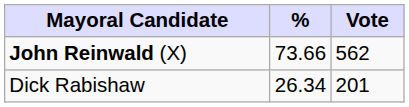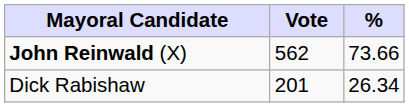columns swapped: (367, 20) <-> (300, 20)
